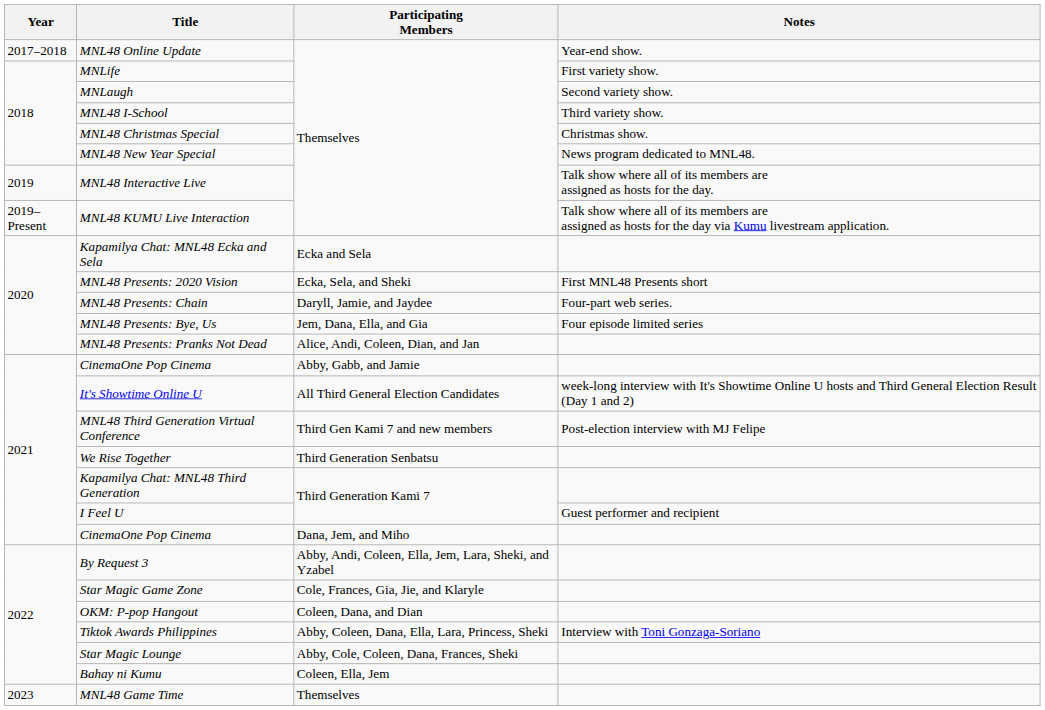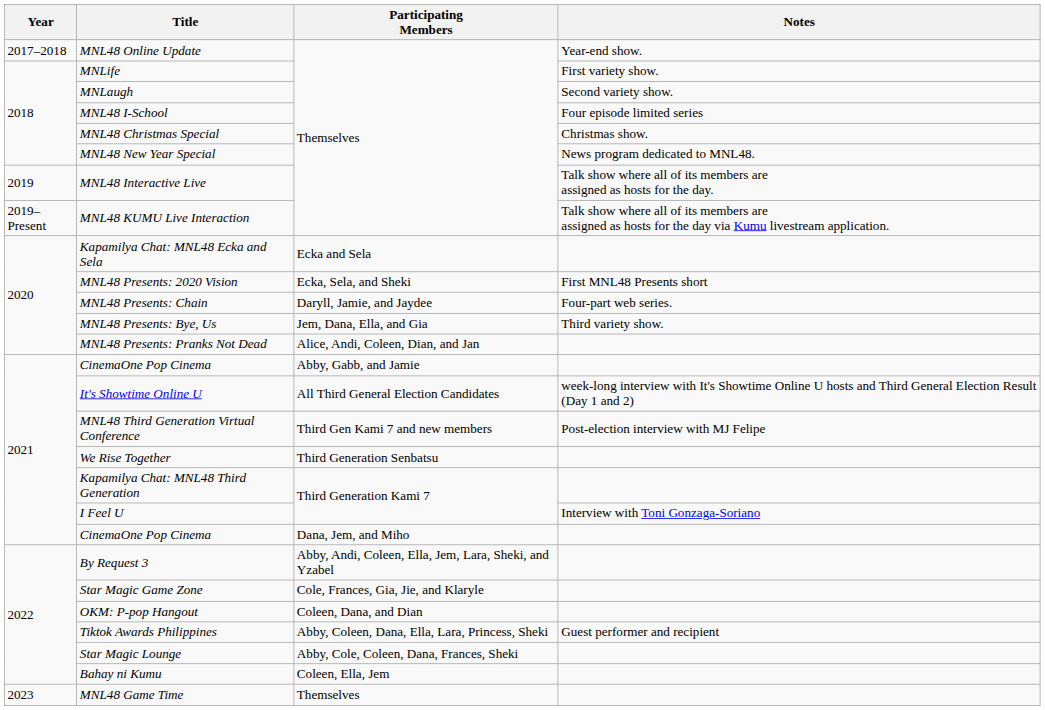(612, 112) Third variety show. -> (632, 112) Four episode limited series
(632, 323) Four episode limited series -> (612, 323) Third variety show.
(640, 513) Guest performer and recipient -> (661, 513) Interview with Toni Gonzaga-Soriano
(661, 632) Interview with Toni Gonzaga-Soriano -> (640, 632) Guest performer and recipient
